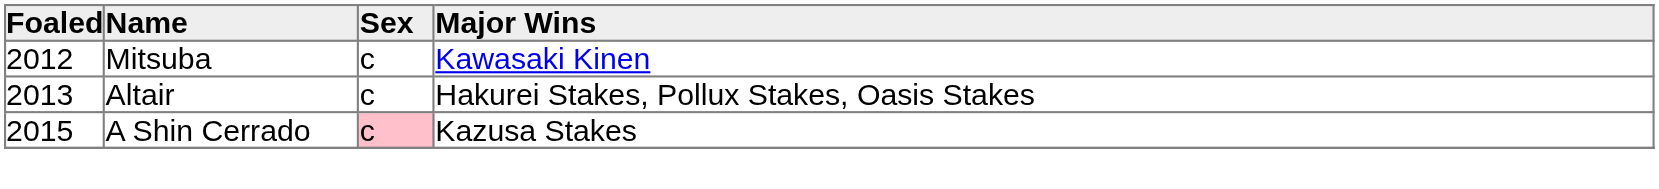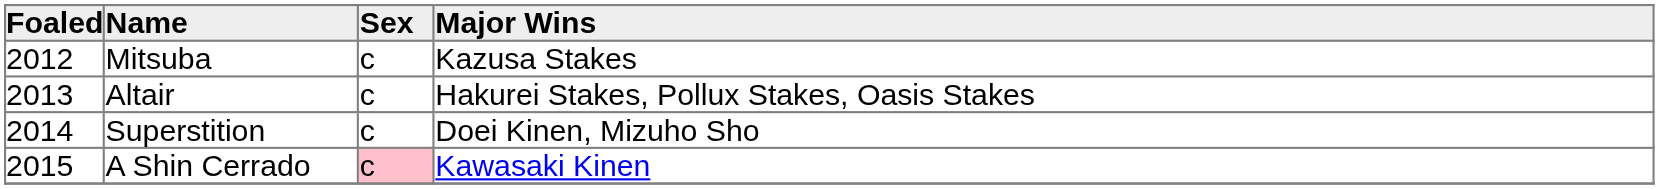(543, 59) Kawasaki Kinen -> (536, 59) Kazusa Stakes
+ row: (185, 130)
(536, 130) Kazusa Stakes -> (543, 166) Kawasaki Kinen
